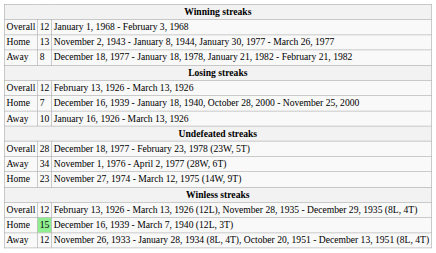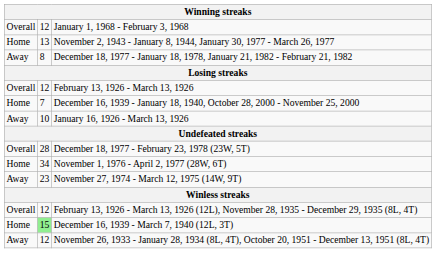(18, 164) Away -> (18, 164) Home
(18, 179) Home -> (18, 179) Away
